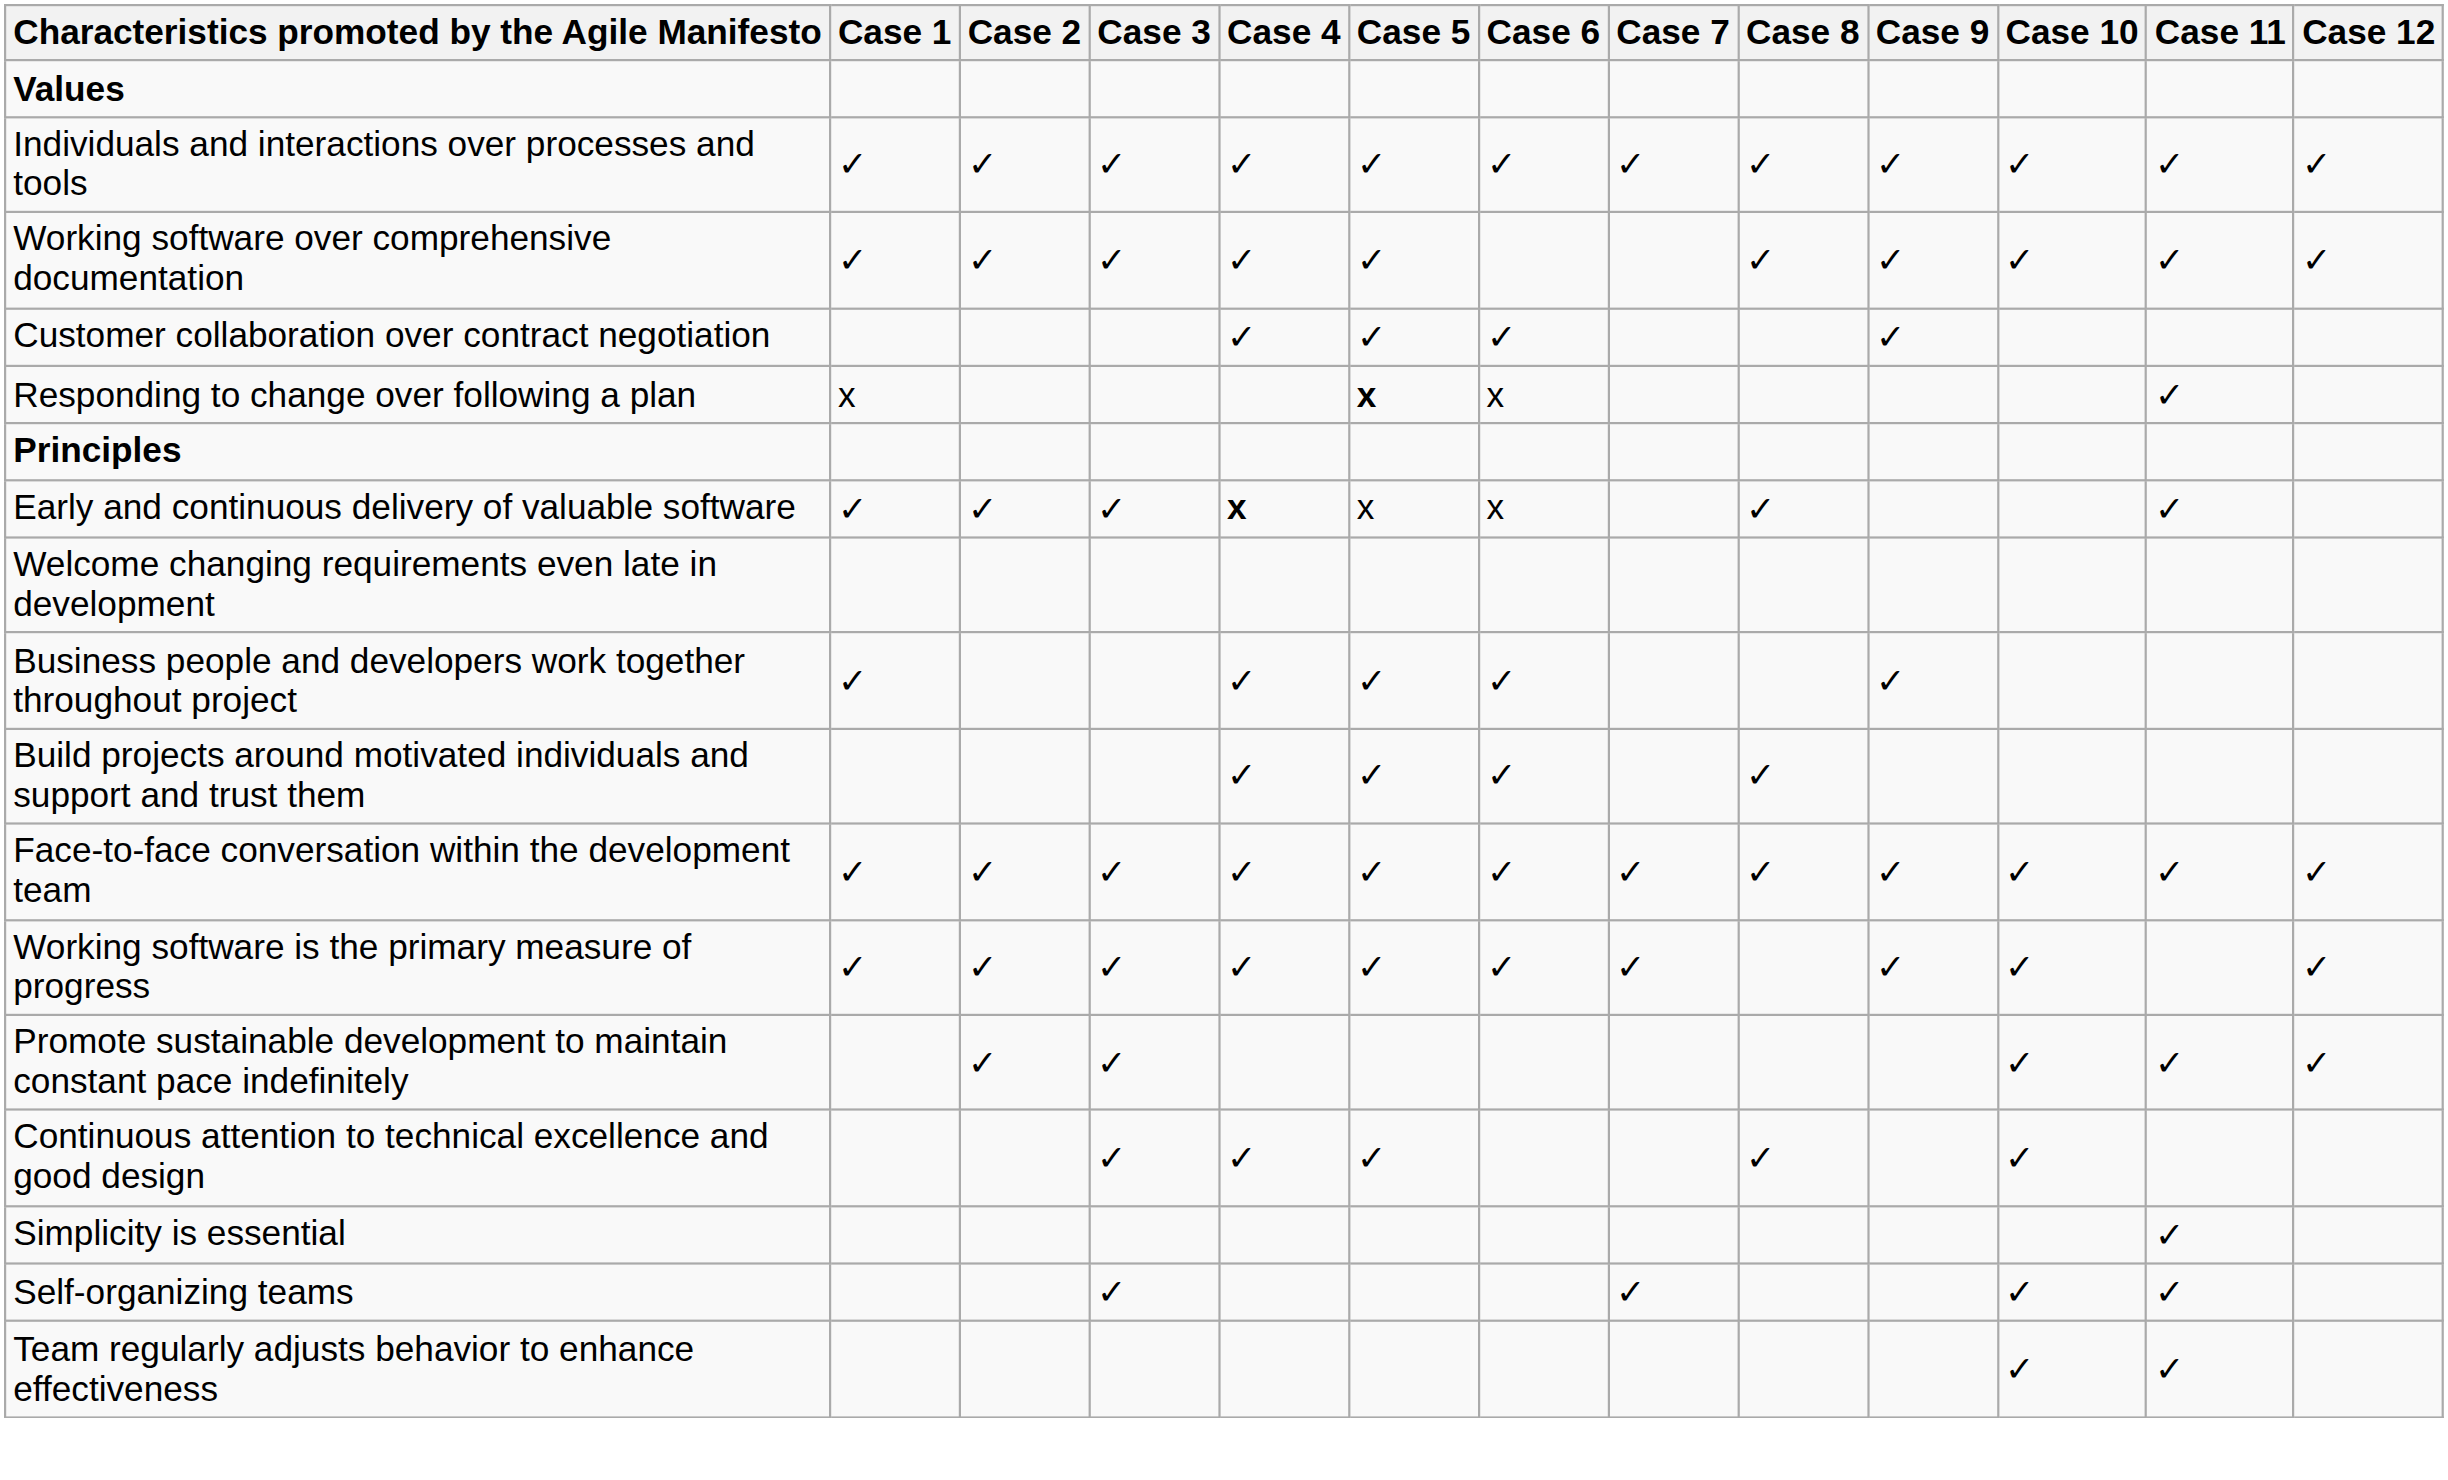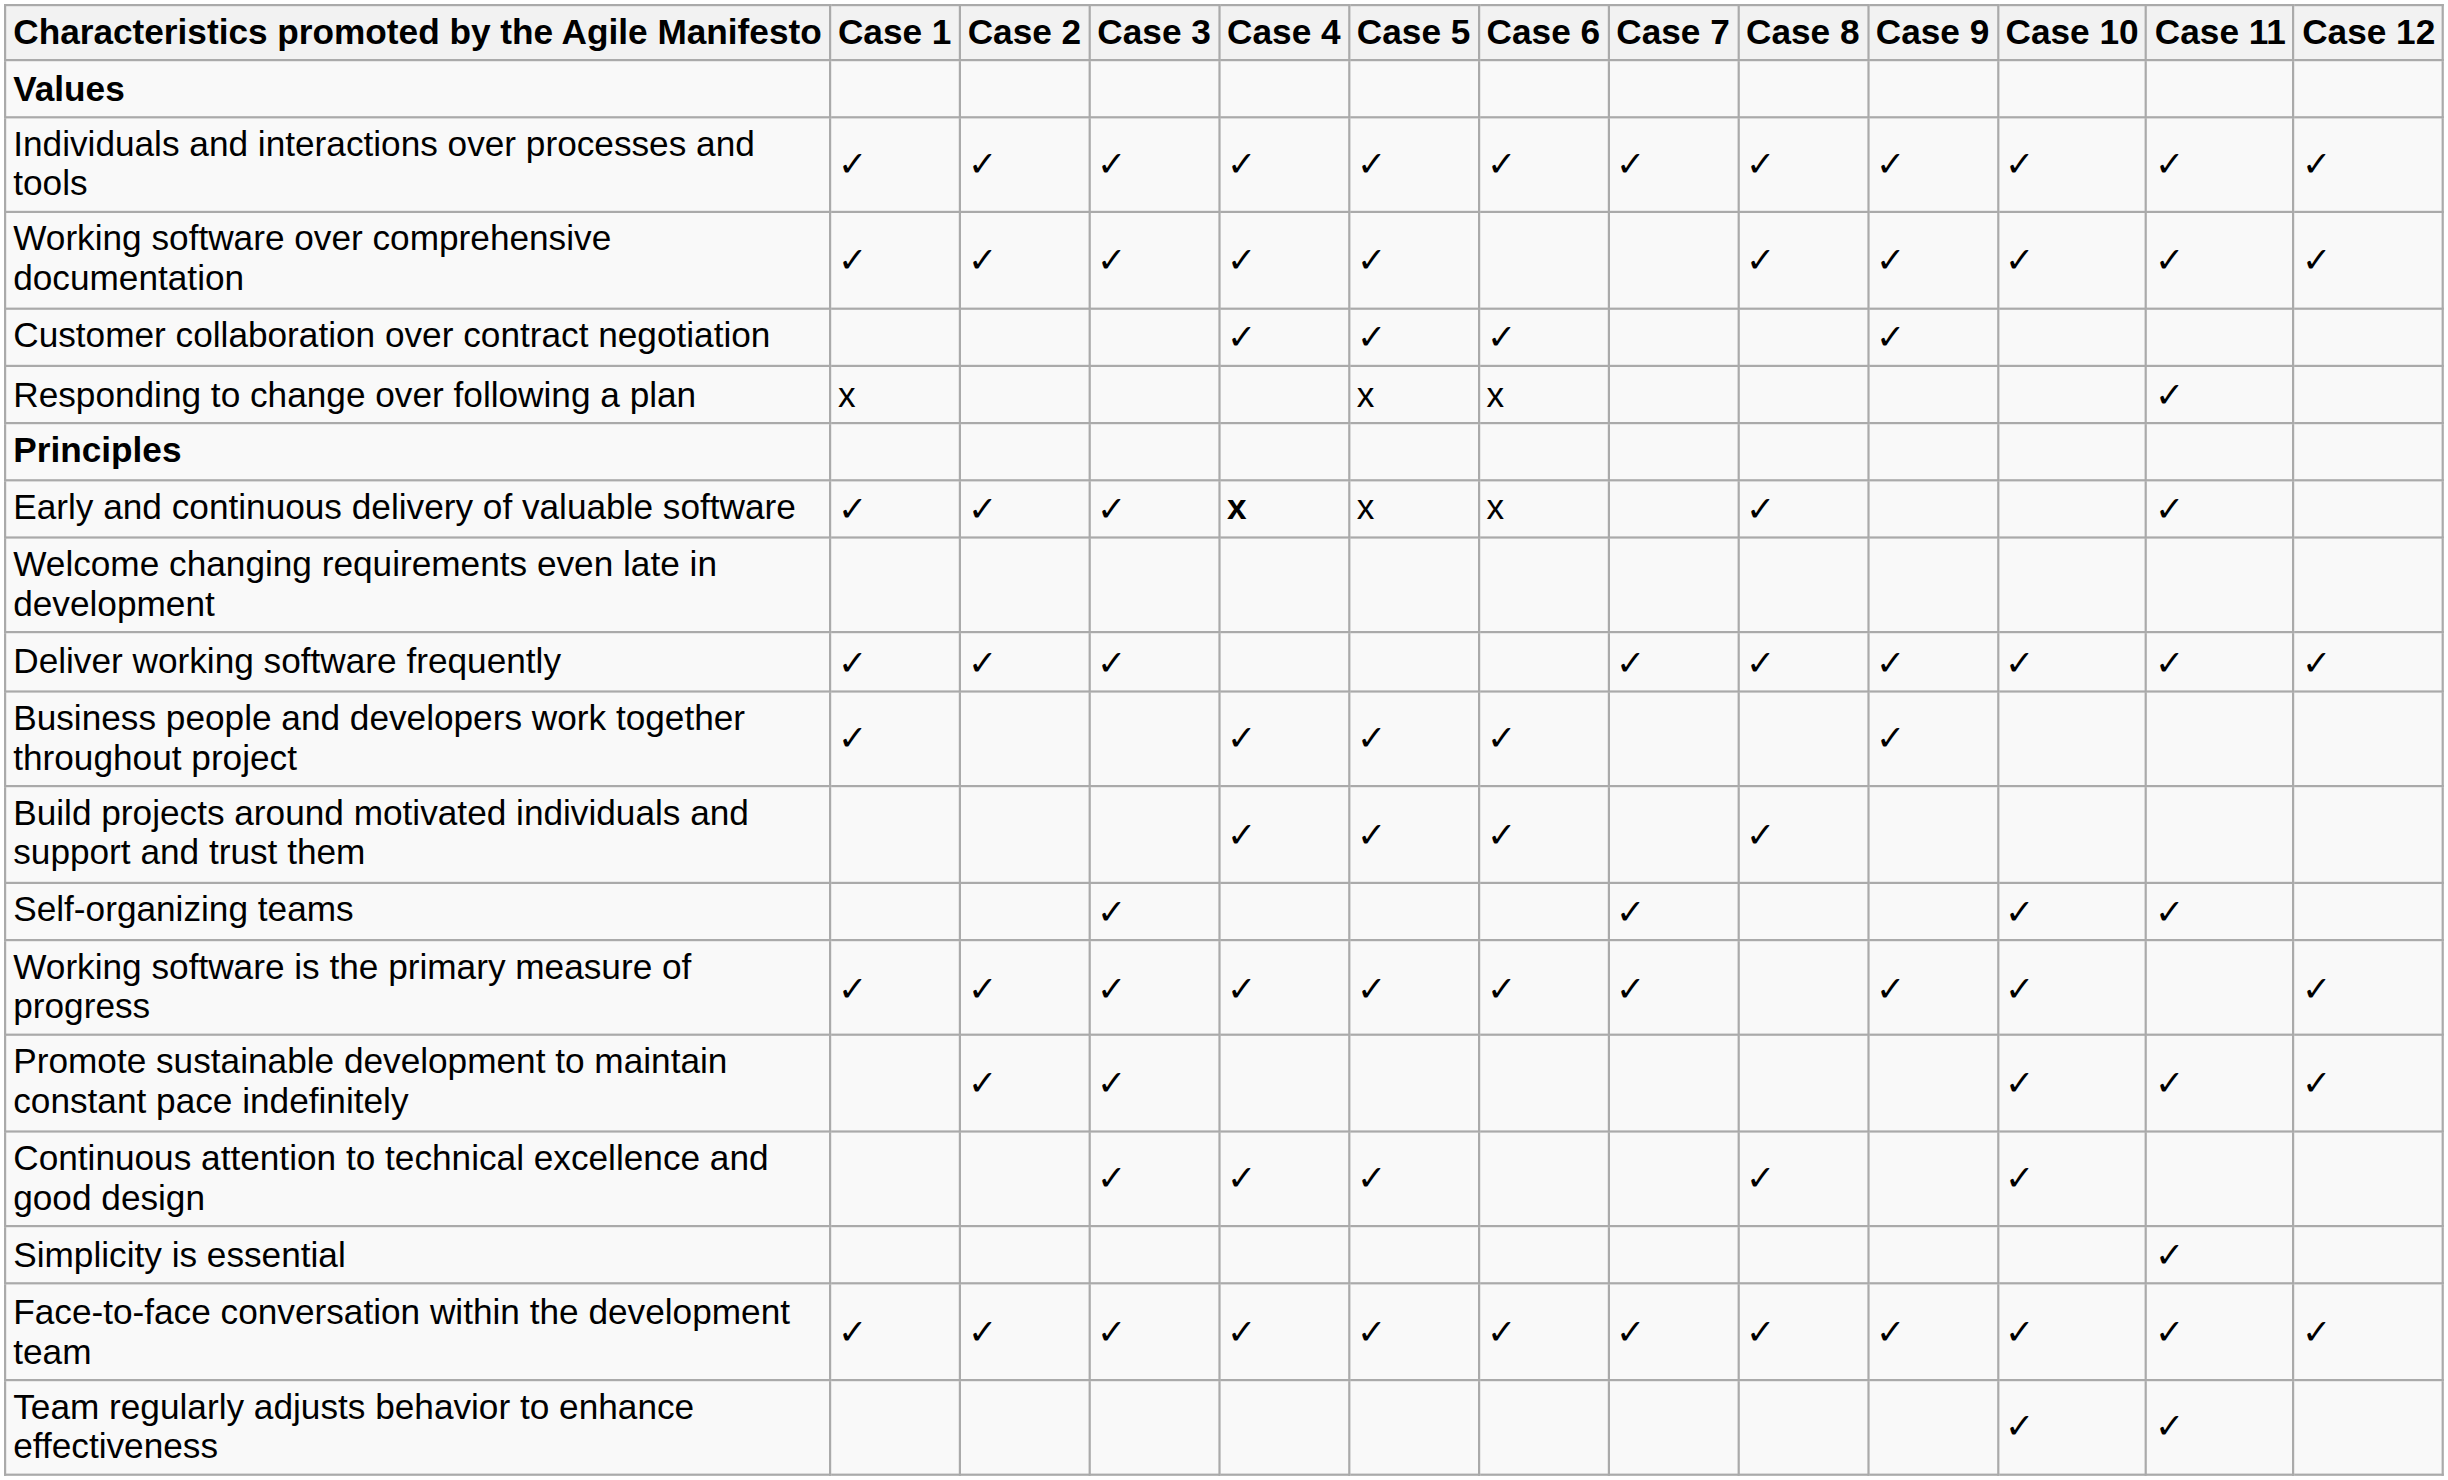(1367, 394) bold -> (1366, 394) normal
+ row: (287, 661)
rows swapped: (402, 870) <-> (183, 1291)
